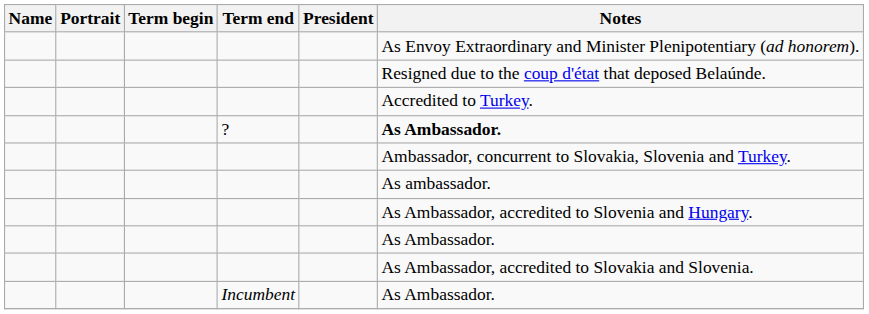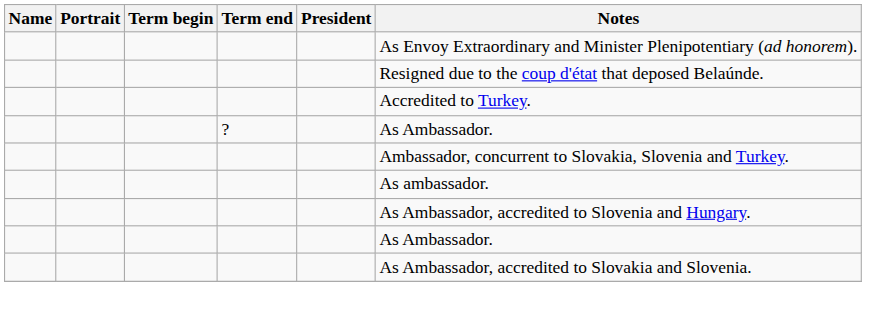(441, 128) bold -> (436, 128) normal
- row: (30, 295)
